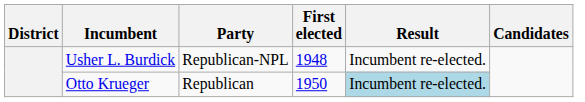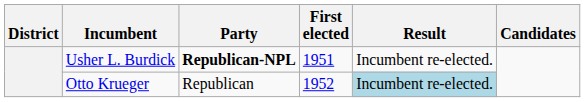(235, 59) normal -> (239, 59) bold
(312, 59) 1948 -> (319, 59) 1951
(312, 84) 1950 -> (319, 84) 1952
